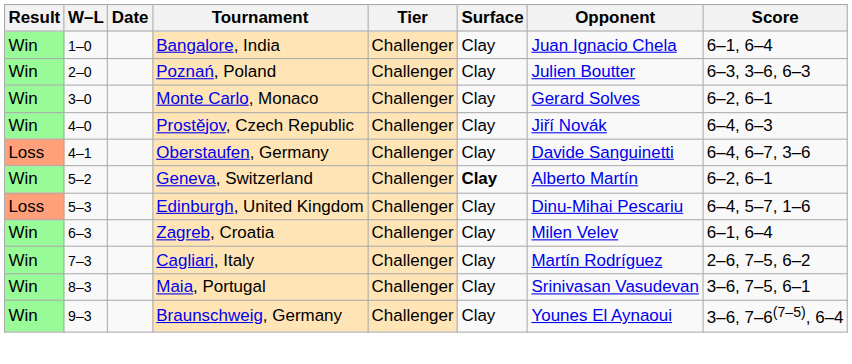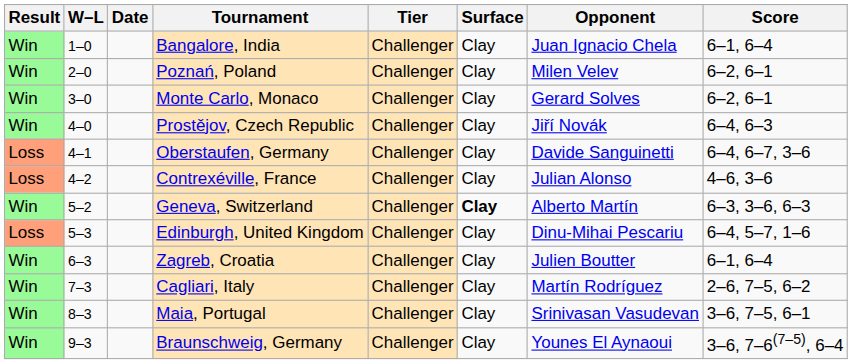(583, 71) Julien Boutter -> (575, 71) Milen Velev
(759, 71) 6–3, 3–6, 6–3 -> (740, 71) 6–2, 6–1
+ row: (236, 179)
(740, 179) 6–2, 6–1 -> (759, 206) 6–3, 3–6, 6–3
(575, 233) Milen Velev -> (583, 260) Julien Boutter
